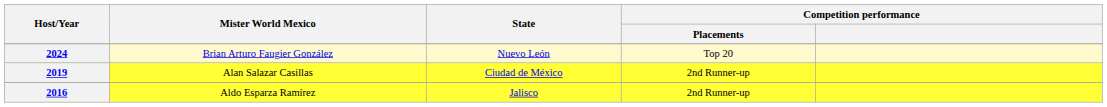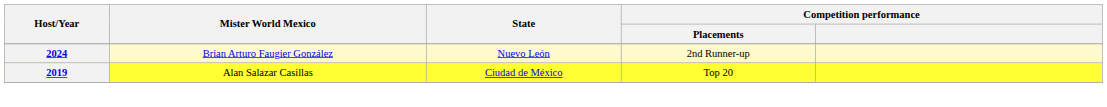(718, 54) Top 20 -> (718, 54) 2nd Runner-up
(718, 73) 2nd Runner-up -> (718, 73) Top 20
- row: (57, 93)
